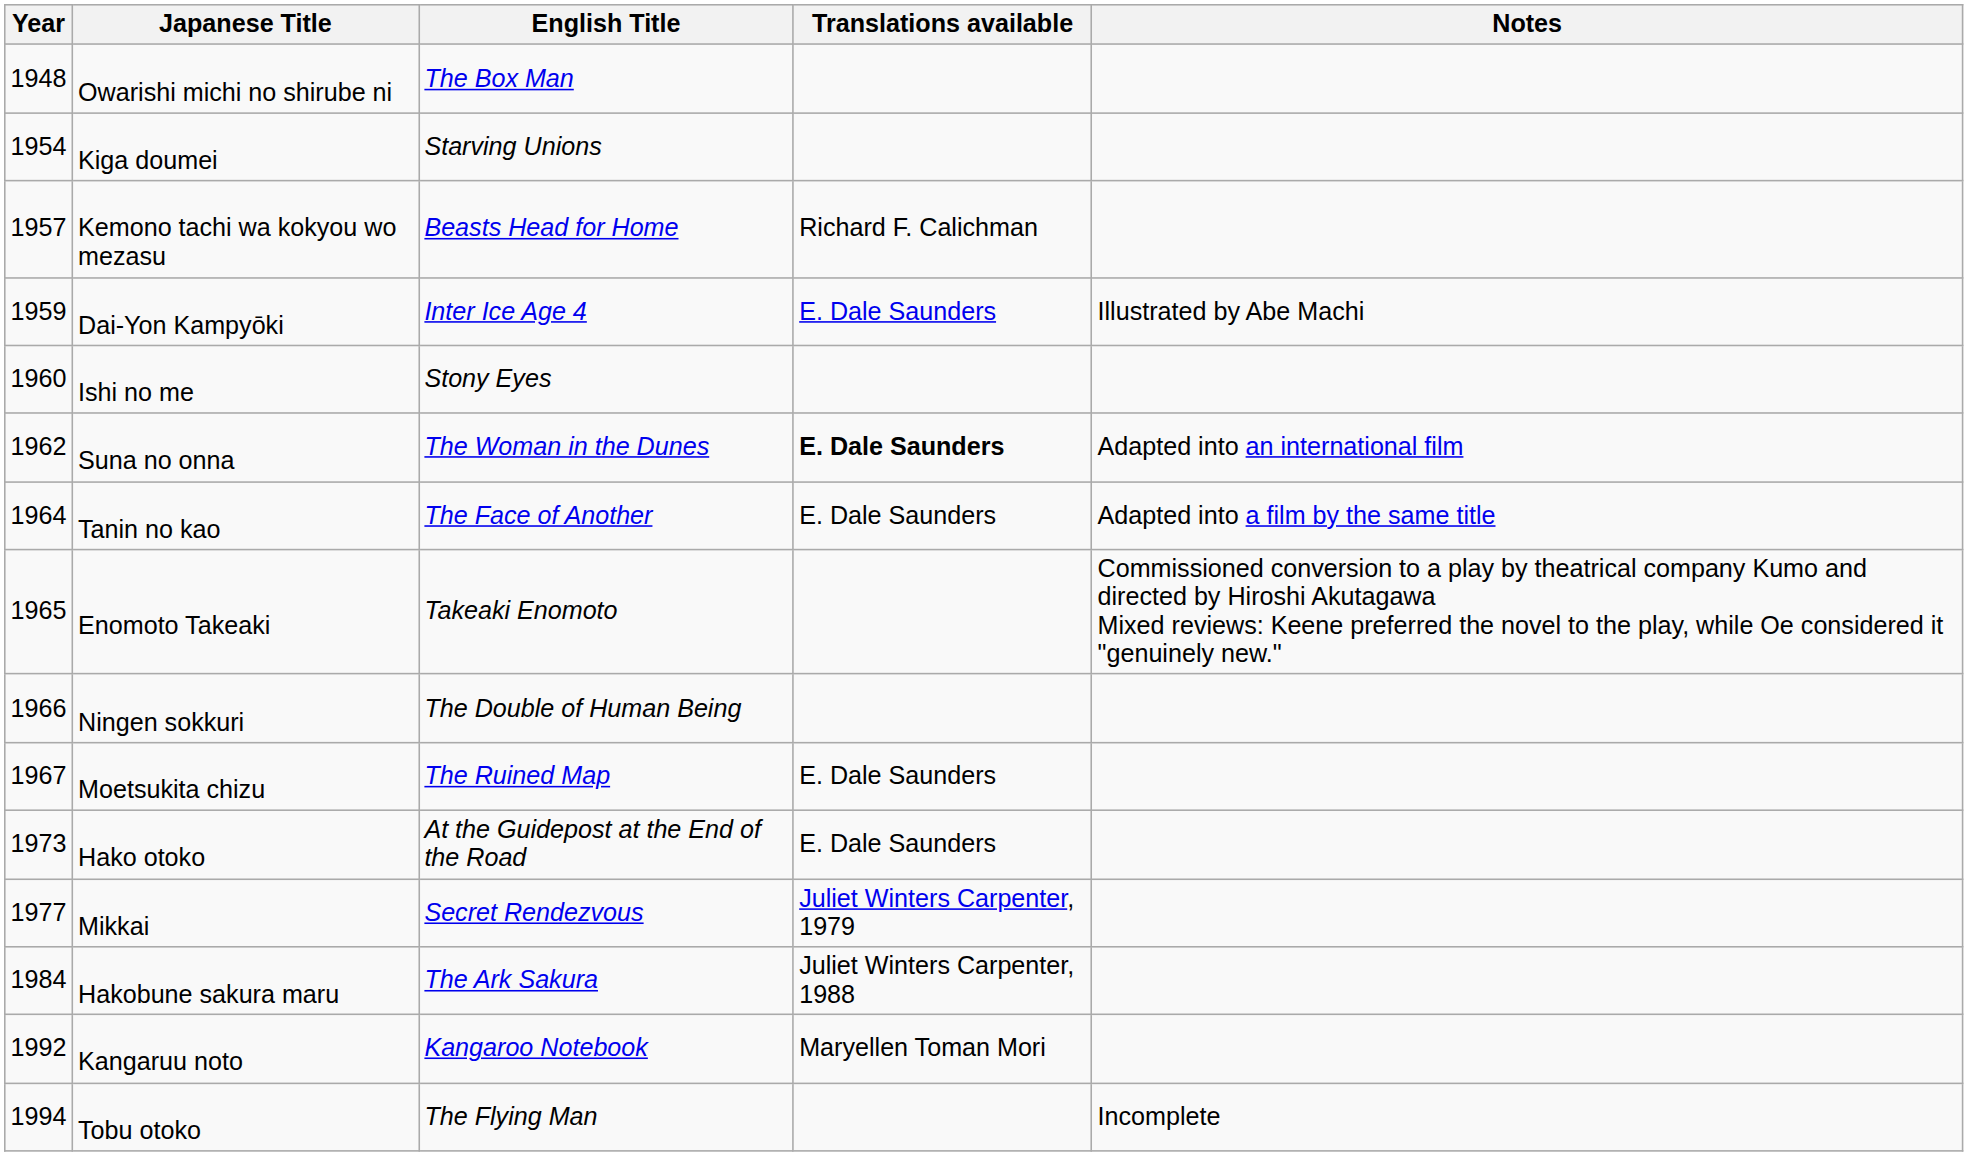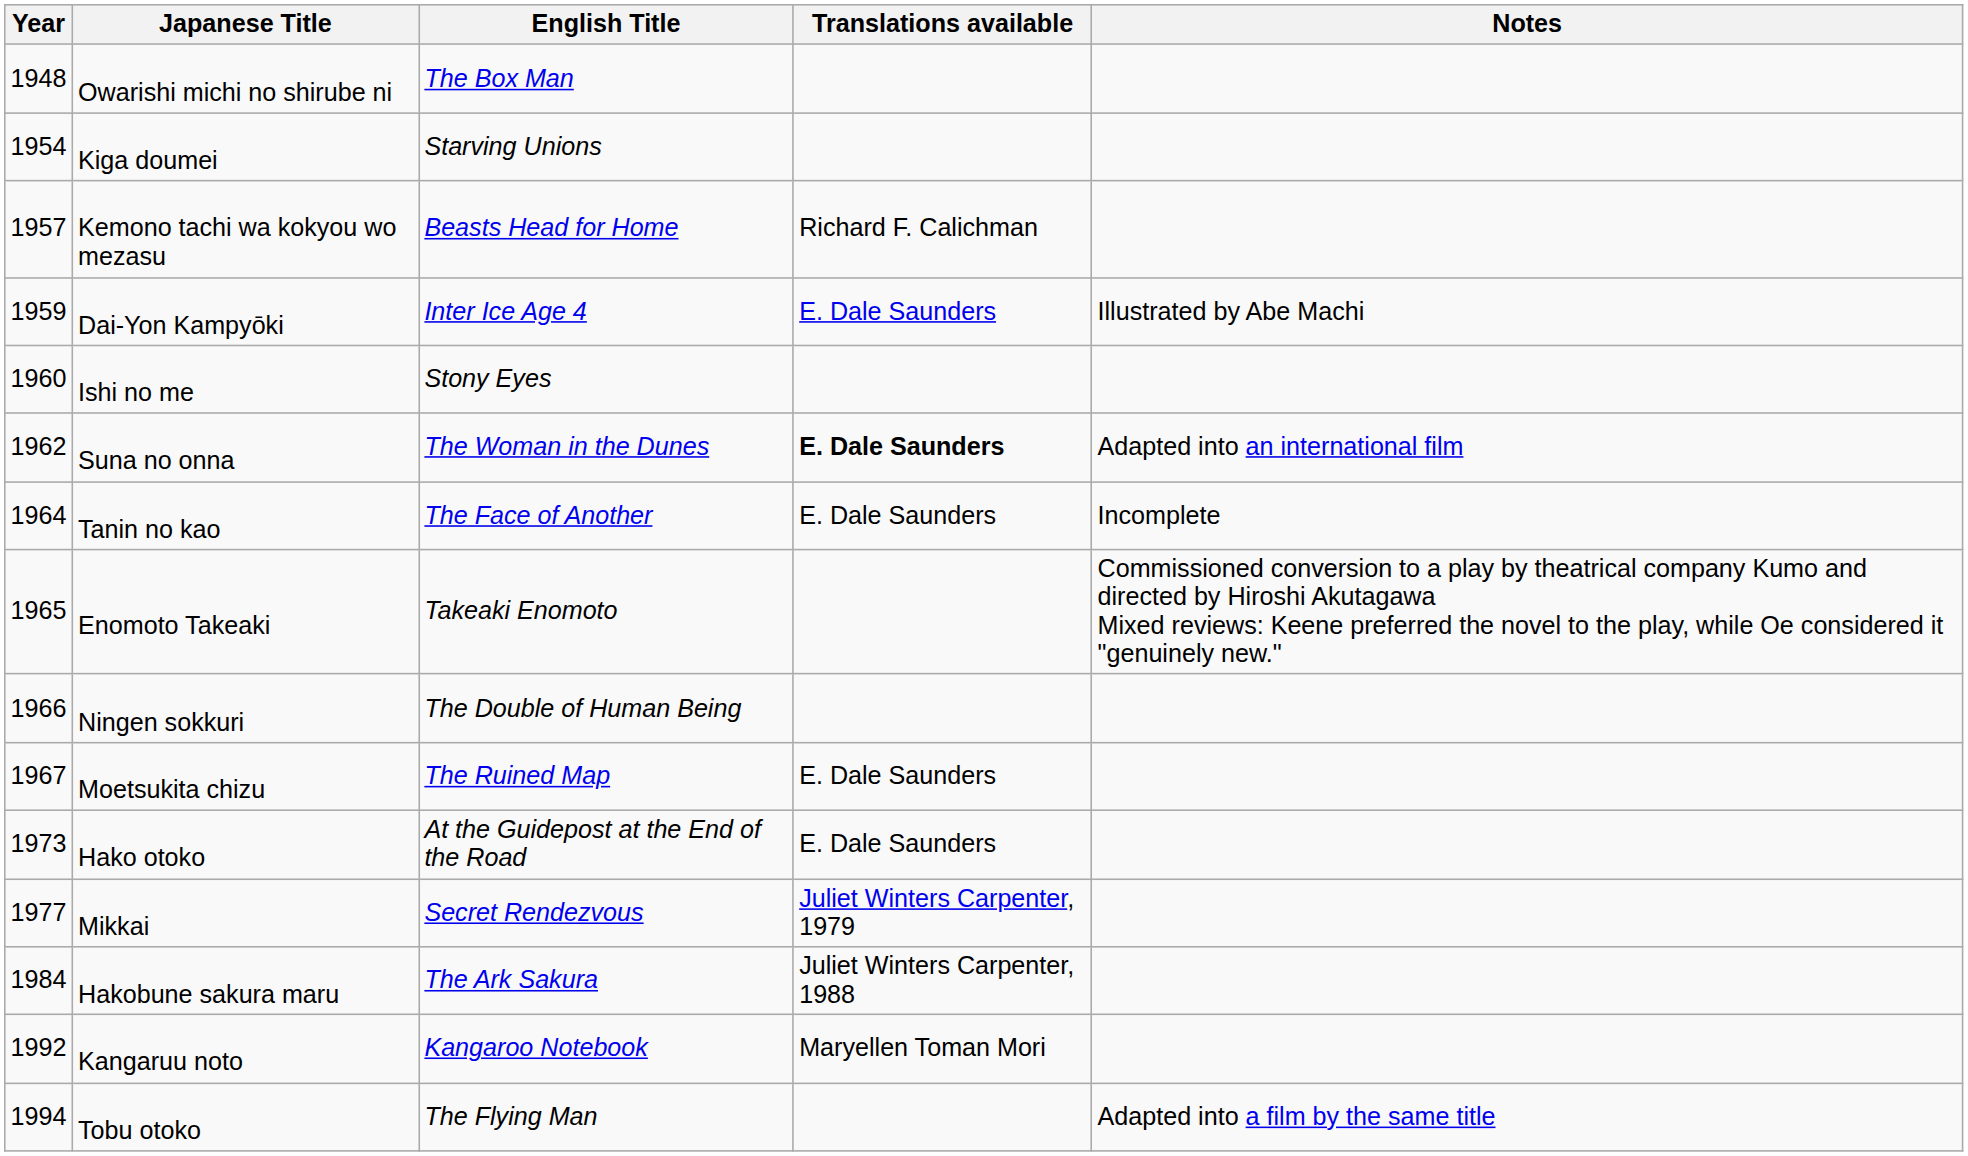(1297, 515) Adapted into a film by the same title -> (1159, 515) Incomplete
(1159, 1116) Incomplete -> (1297, 1116) Adapted into a film by the same title
